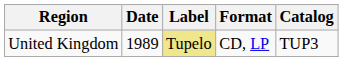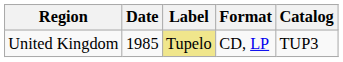(142, 43) 1989 -> (142, 43) 1985
